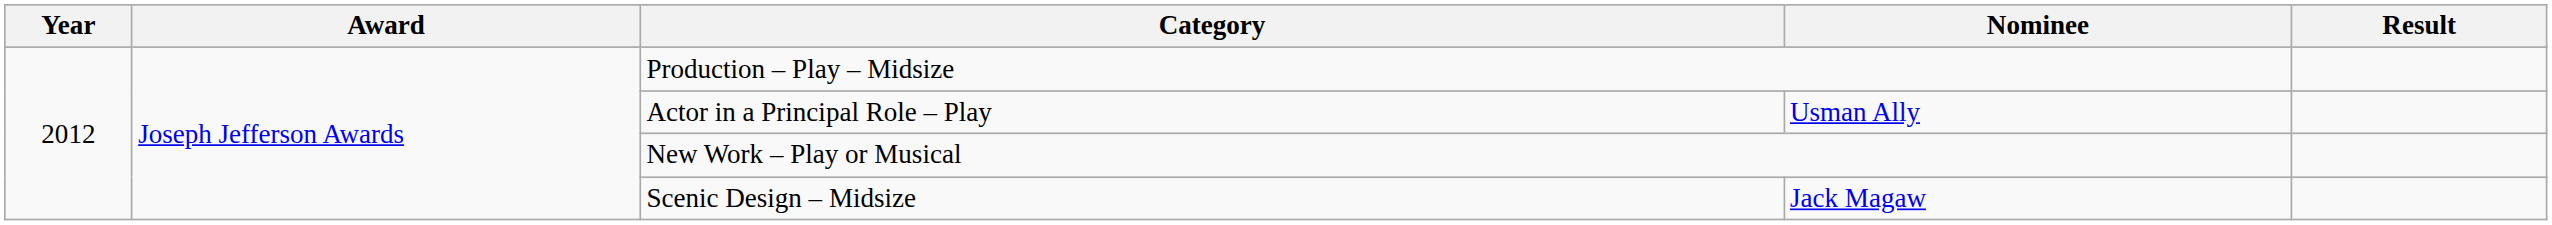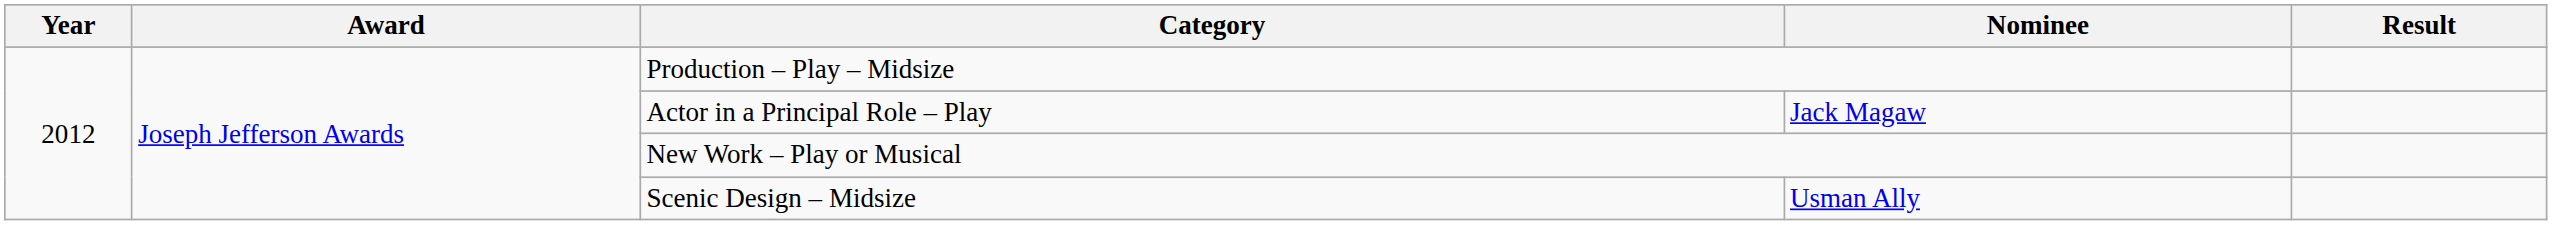(1855, 111) Usman Ally -> (1858, 111) Jack Magaw
(1858, 197) Jack Magaw -> (1855, 197) Usman Ally
